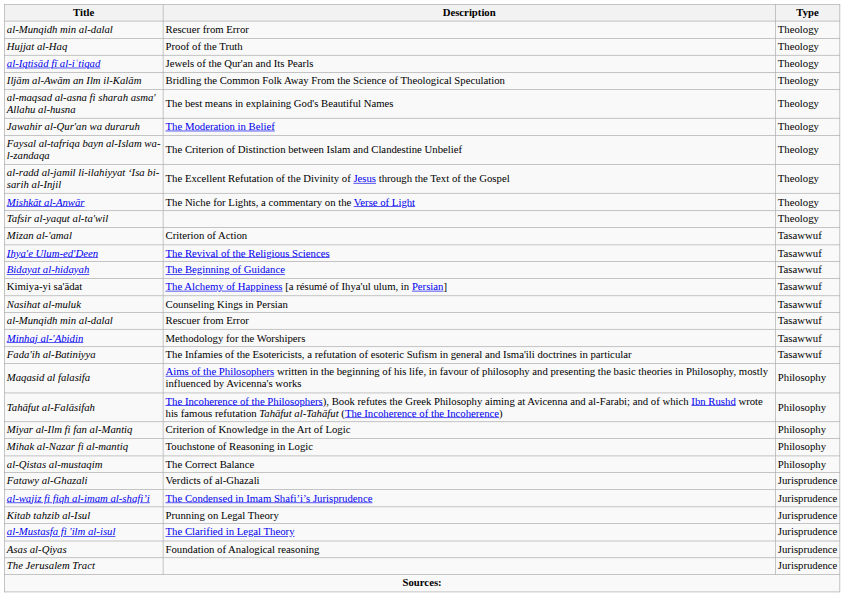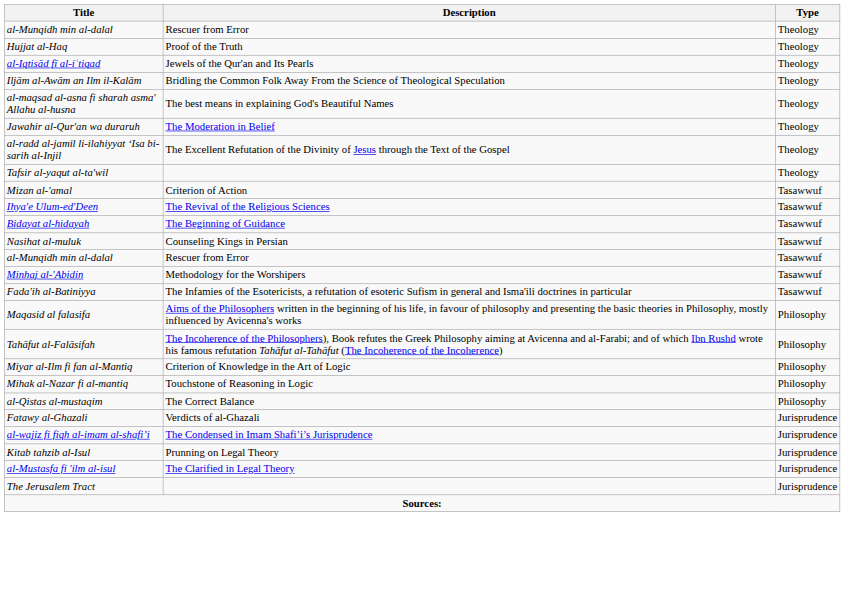- row: (84, 150)
- row: (46, 202)
- row: (45, 287)
- row: (37, 549)
